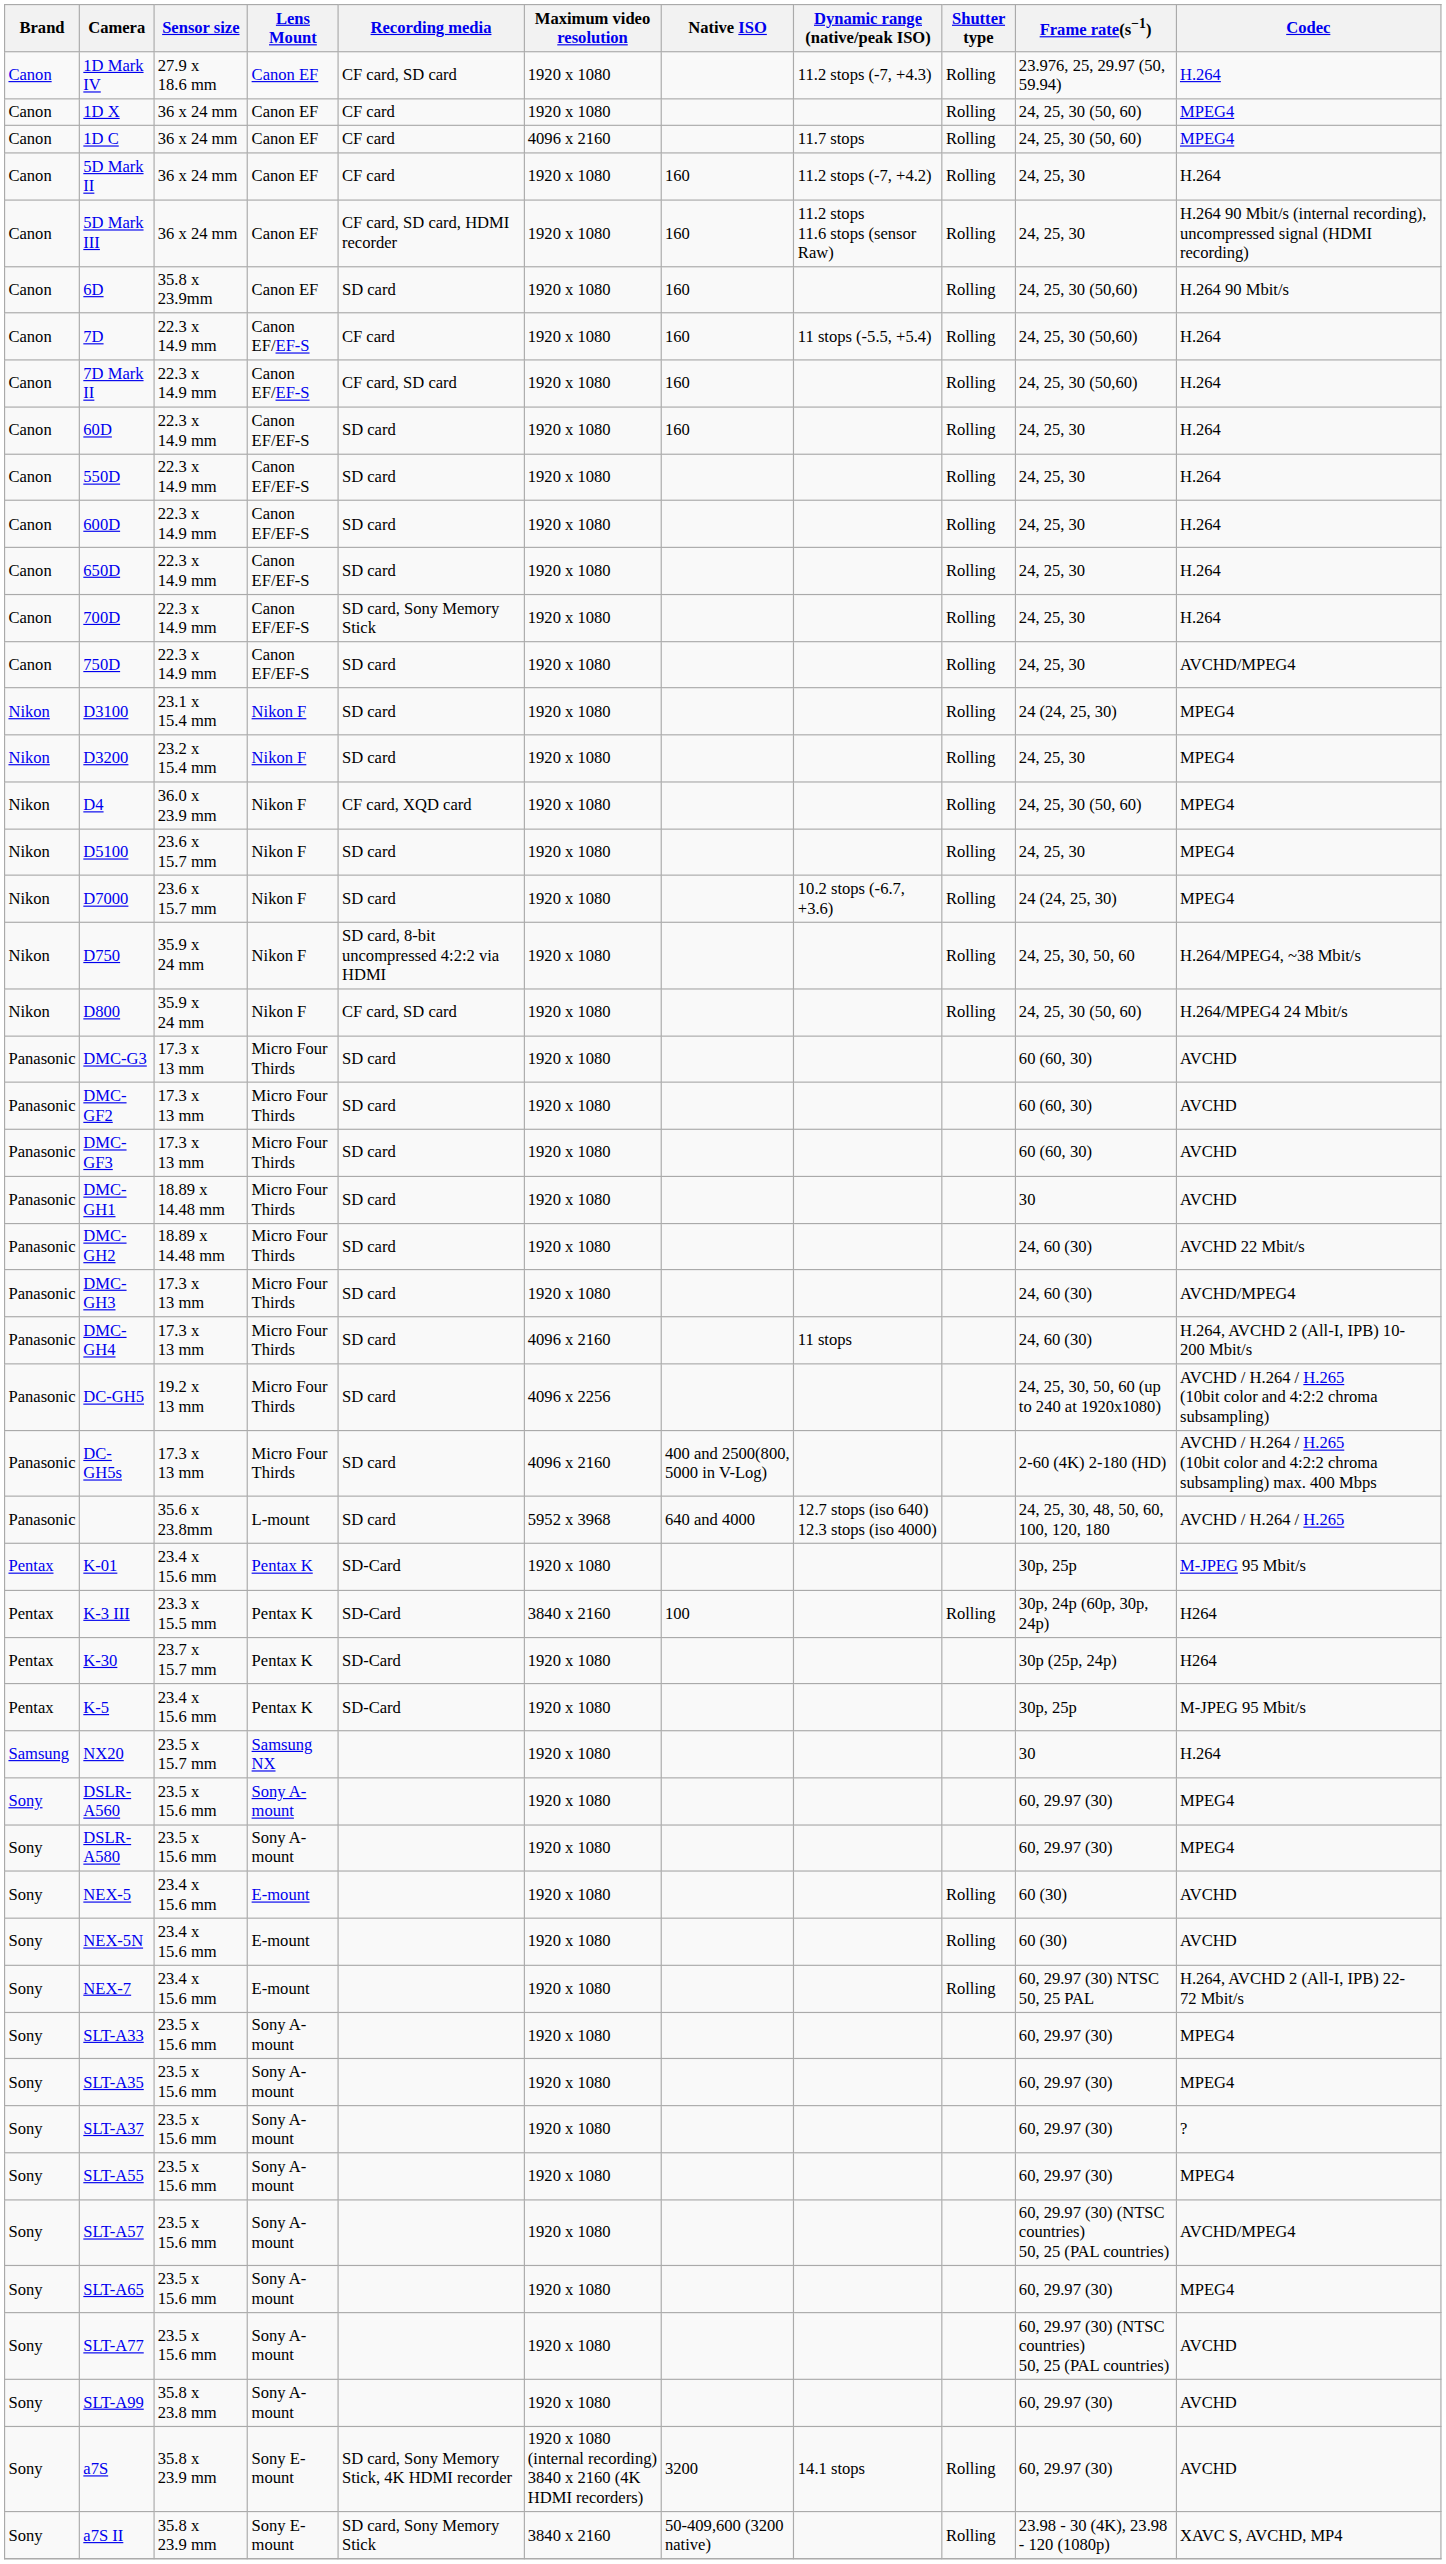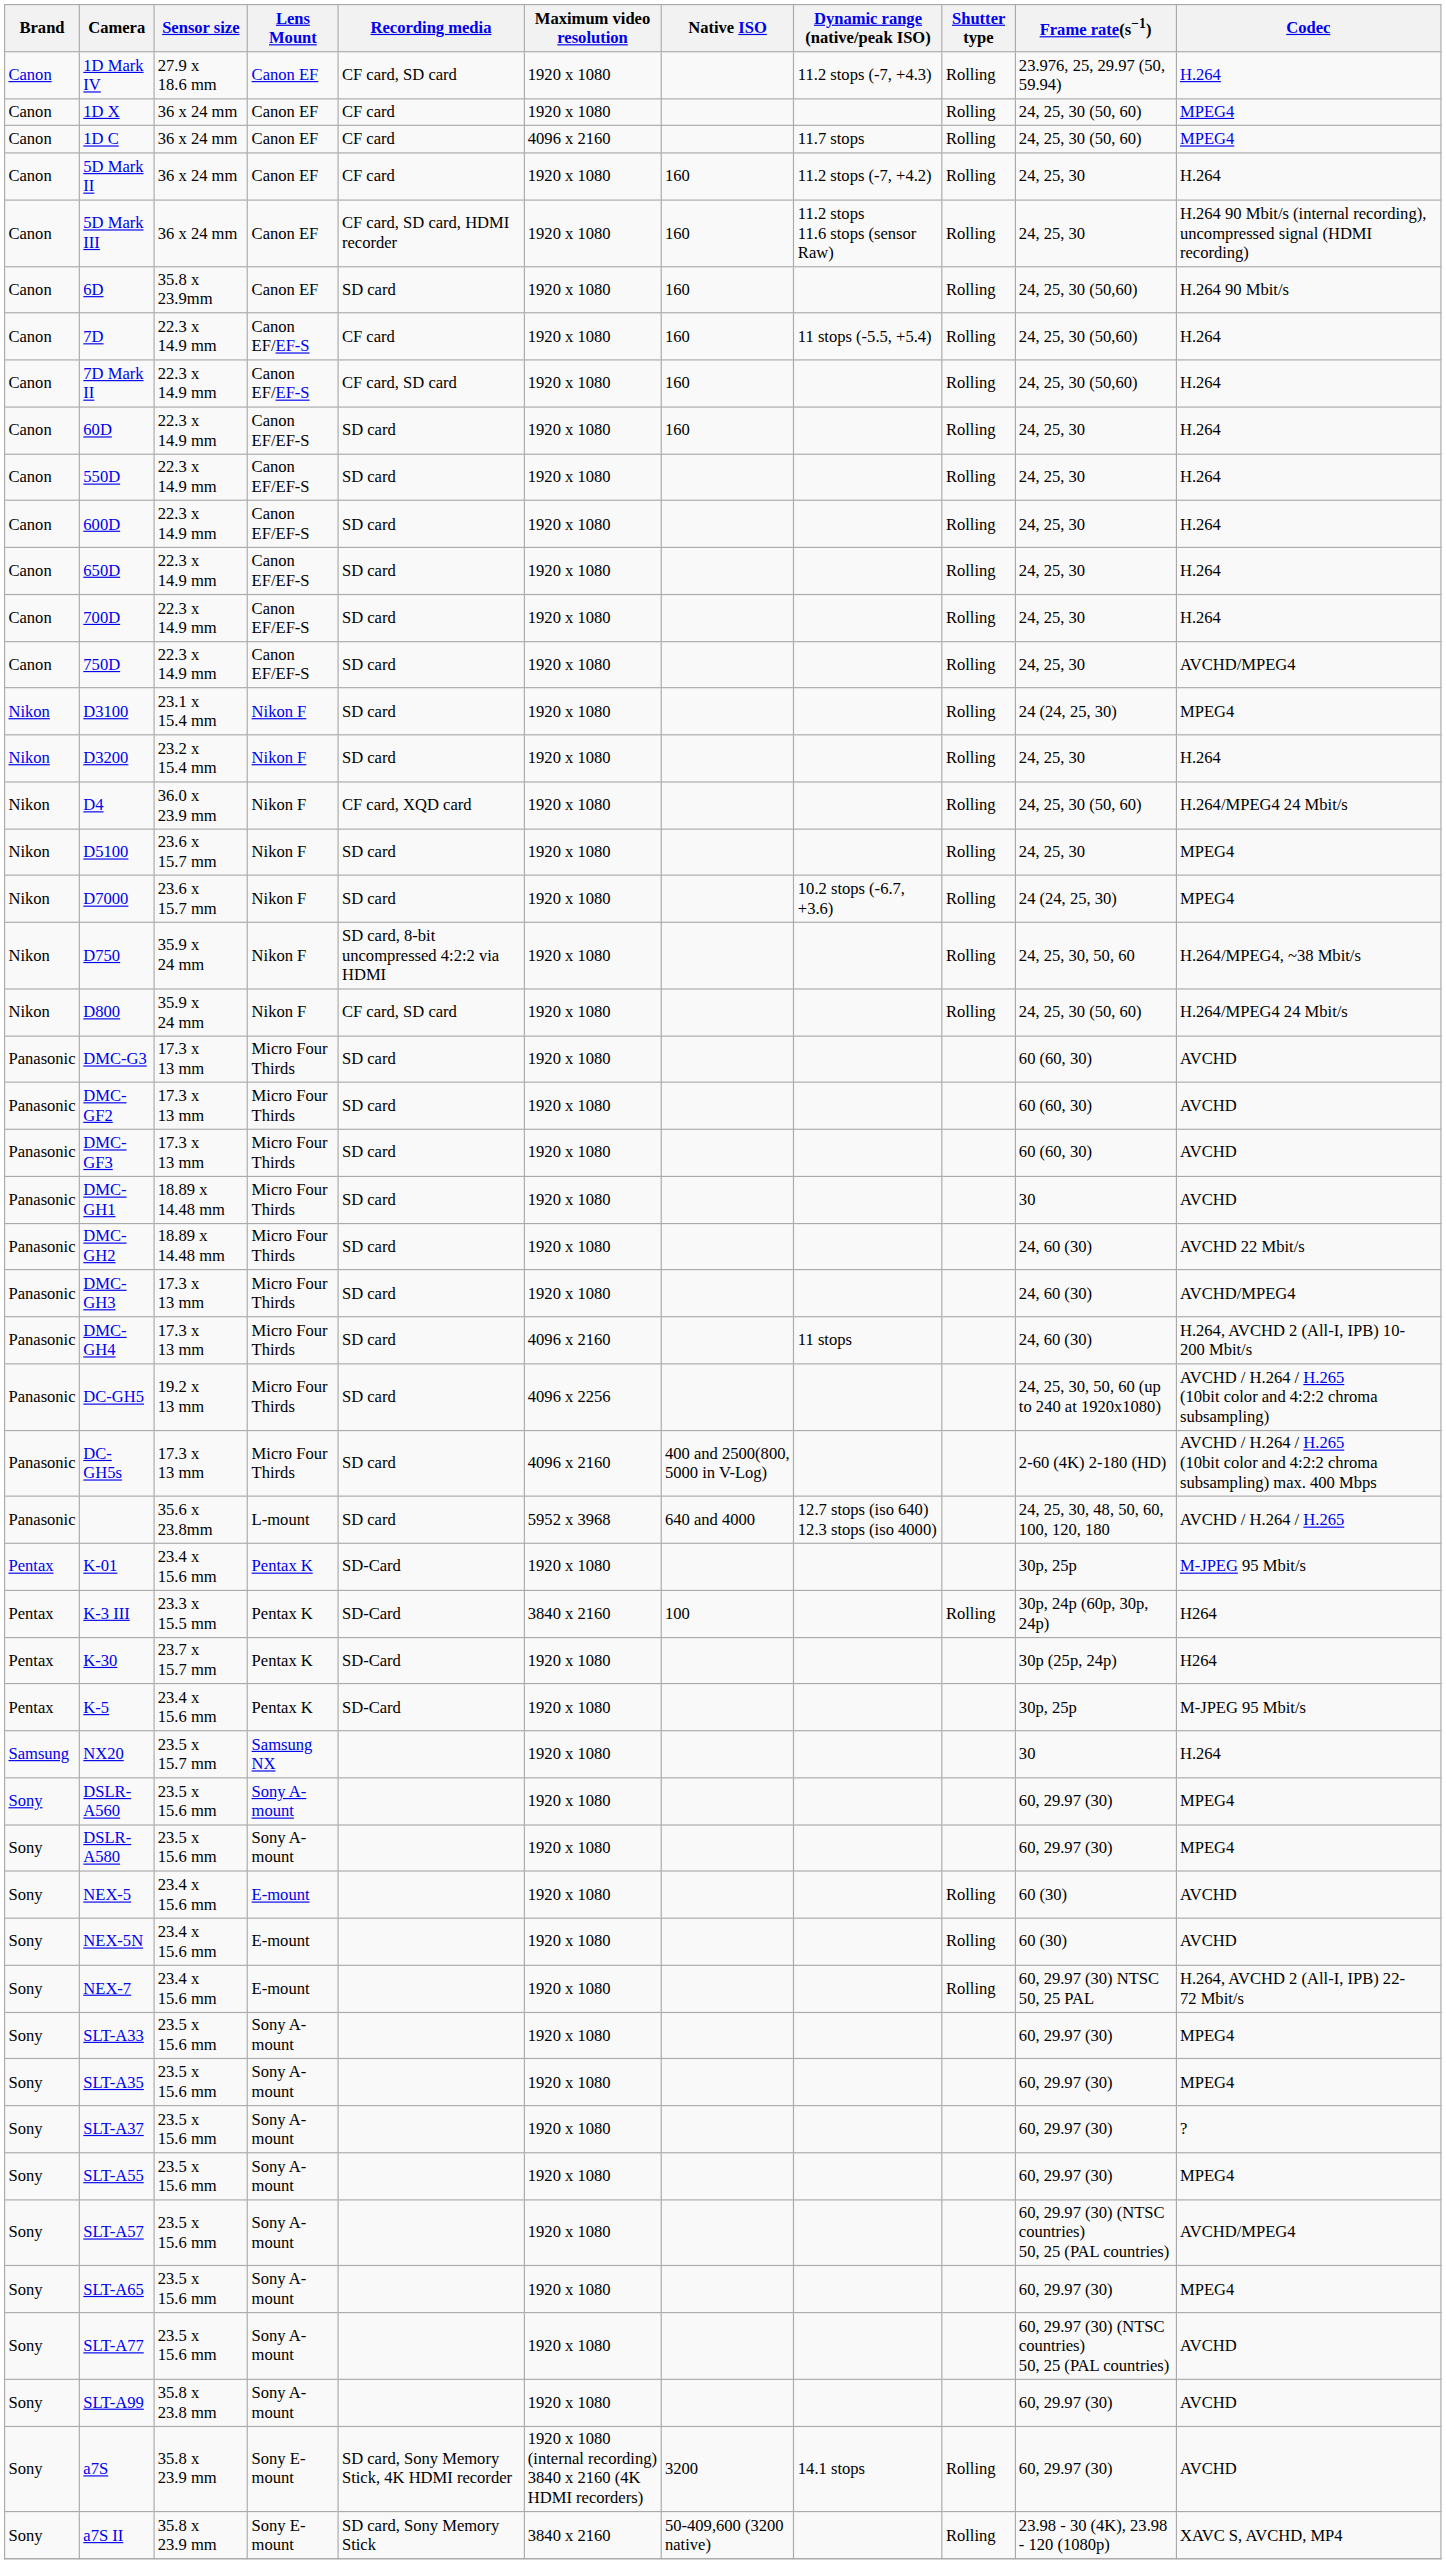(421, 617) SD card, Sony Memory Stick -> (369, 617) SD card
(1207, 758) MPEG4 -> (1200, 758) H.264
(1207, 805) MPEG4 -> (1264, 805) H.264/MPEG4 24 Mbit/s
